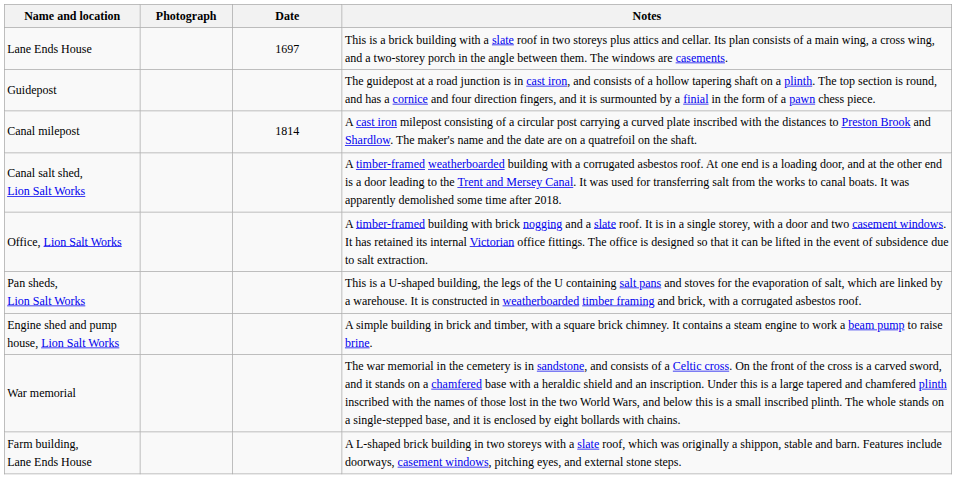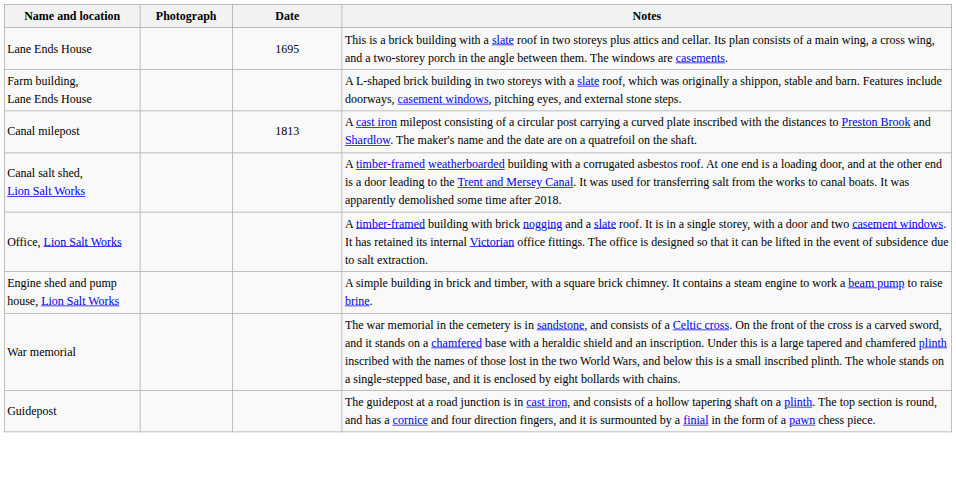(287, 48) 1697 -> (287, 48) 1695
rows swapped: (49, 453) <-> (32, 90)
(287, 131) 1814 -> (287, 131) 1813
- row: (46, 292)
